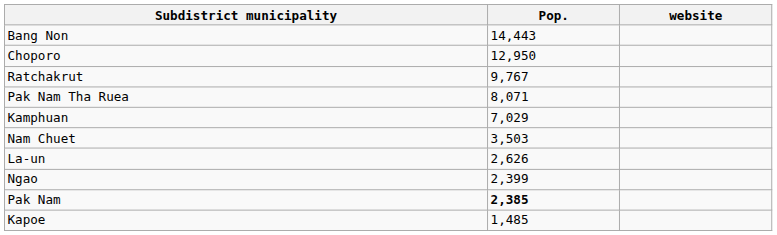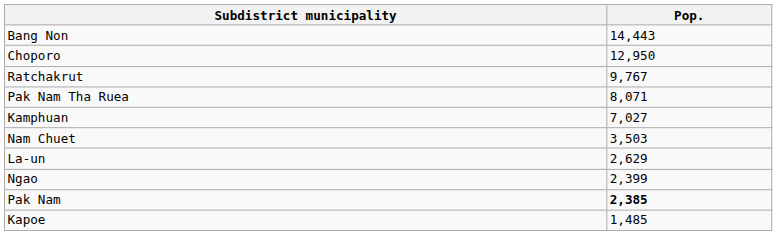- column: (696, 15)
(510, 118) 7,029 -> (629, 118) 7,027
(510, 159) 2,626 -> (629, 159) 2,629
